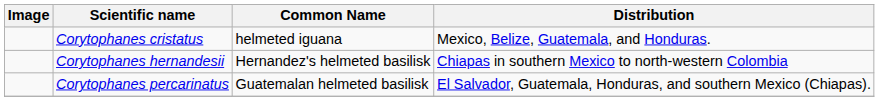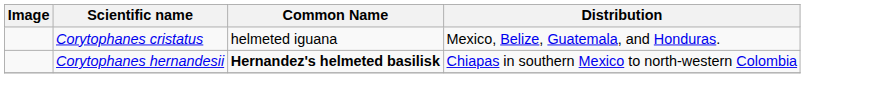(333, 61) normal -> (335, 61) bold
- row: (142, 84)
